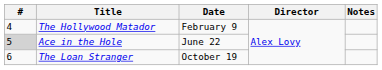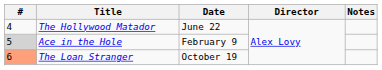(209, 27) February 9 -> (201, 27) June 22
(201, 42) June 22 -> (209, 42) February 9
(9, 57) no background -> (9, 57) lightsalmon background
